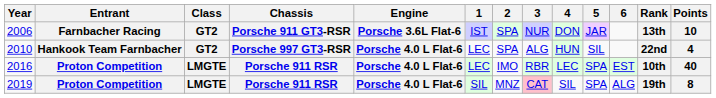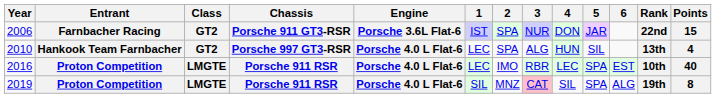(654, 31) 13th -> (654, 31) 22nd
(690, 31) 10 -> (690, 31) 15
(654, 48) 22nd -> (654, 48) 13th
